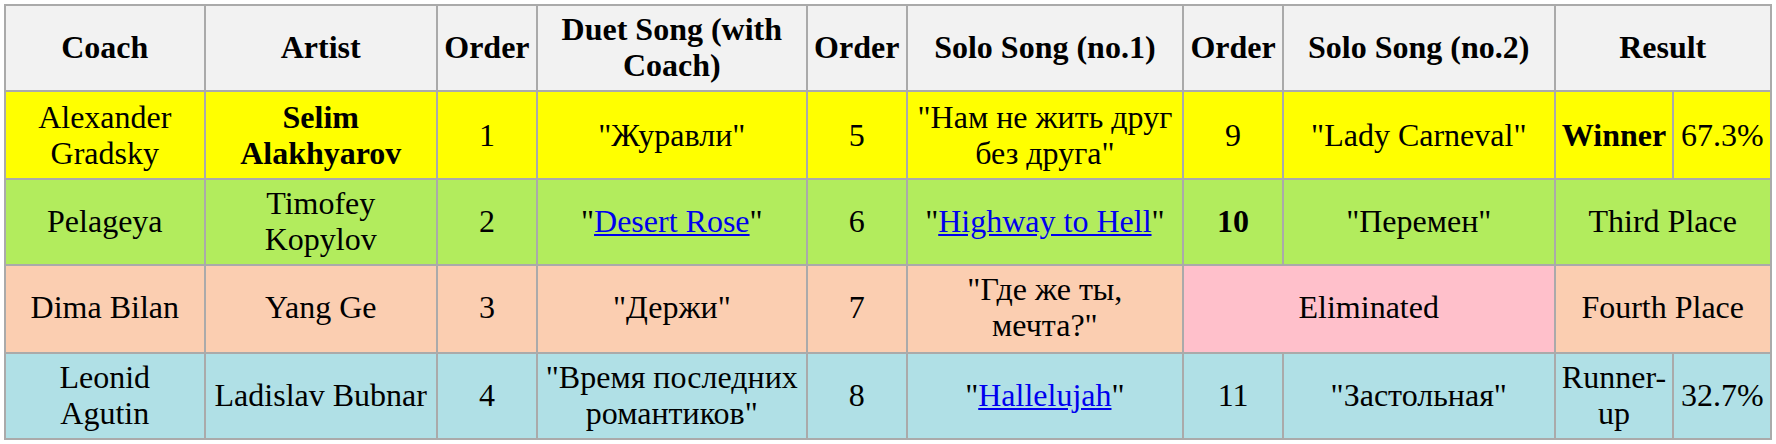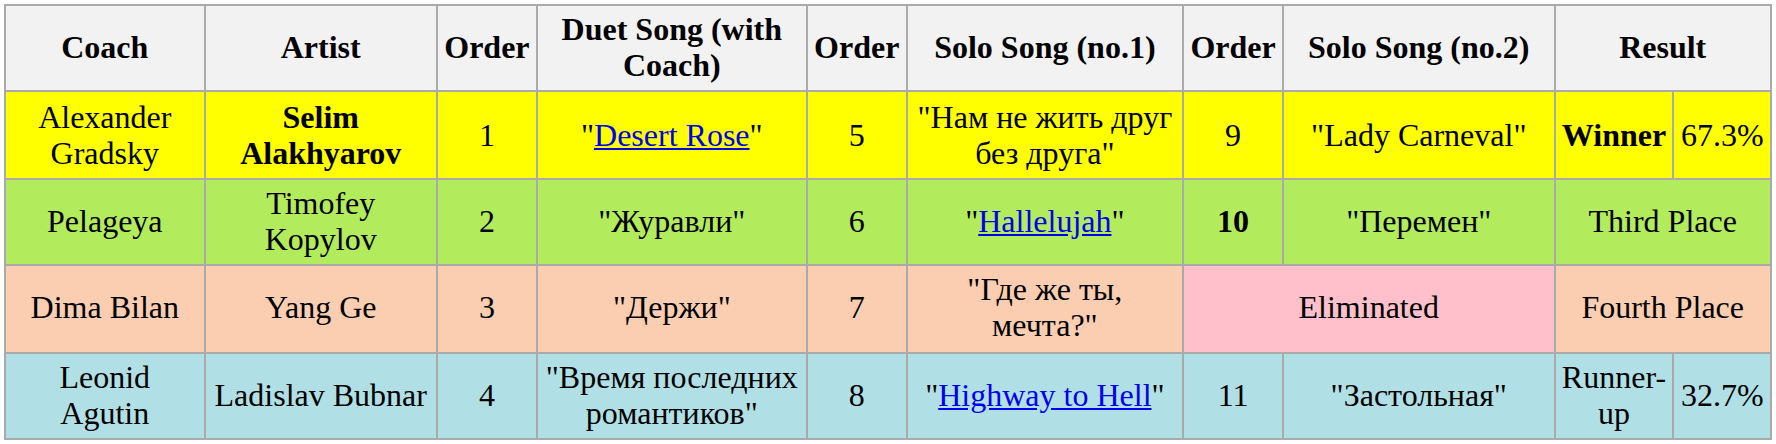(672, 134) "Журавли" -> (672, 134) "Desert Rose"
(672, 221) "Desert Rose" -> (672, 221) "Журавли"
(1045, 221) "Highway to Hell" -> (1045, 221) "Hallelujah"
(1045, 394) "Hallelujah" -> (1045, 394) "Highway to Hell"
